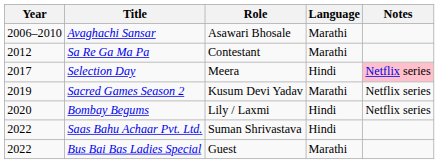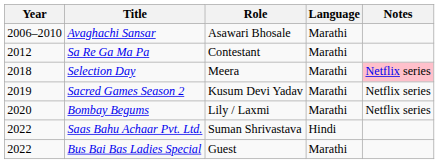(19, 71) 2017 -> (19, 71) 2018
(322, 71) Hindi -> (328, 71) Marathi
(322, 110) Hindi -> (328, 110) Marathi
